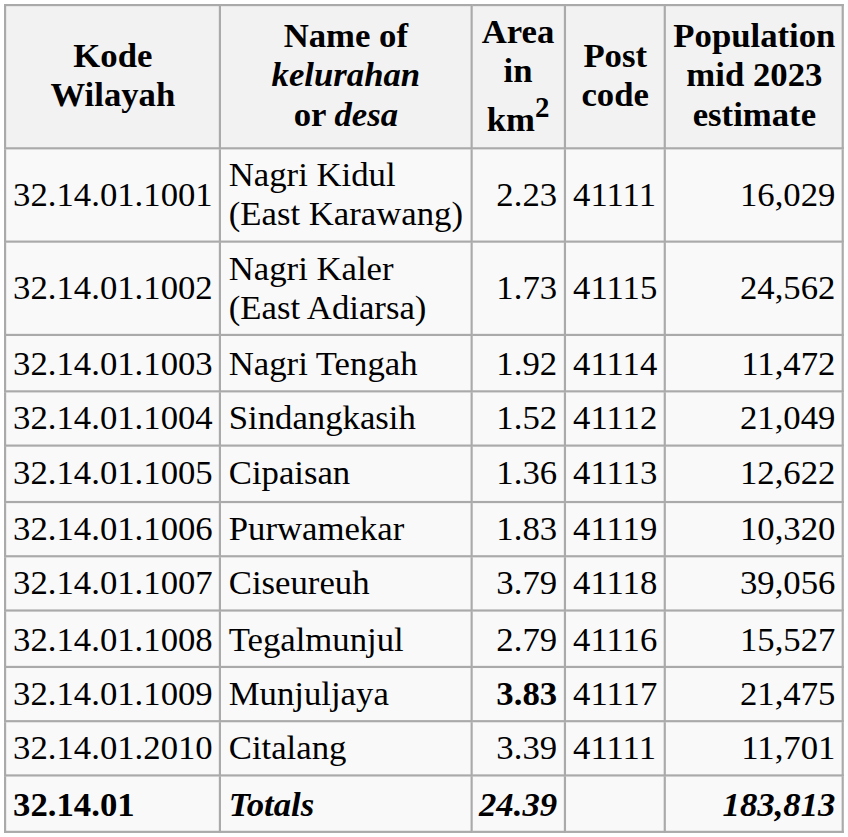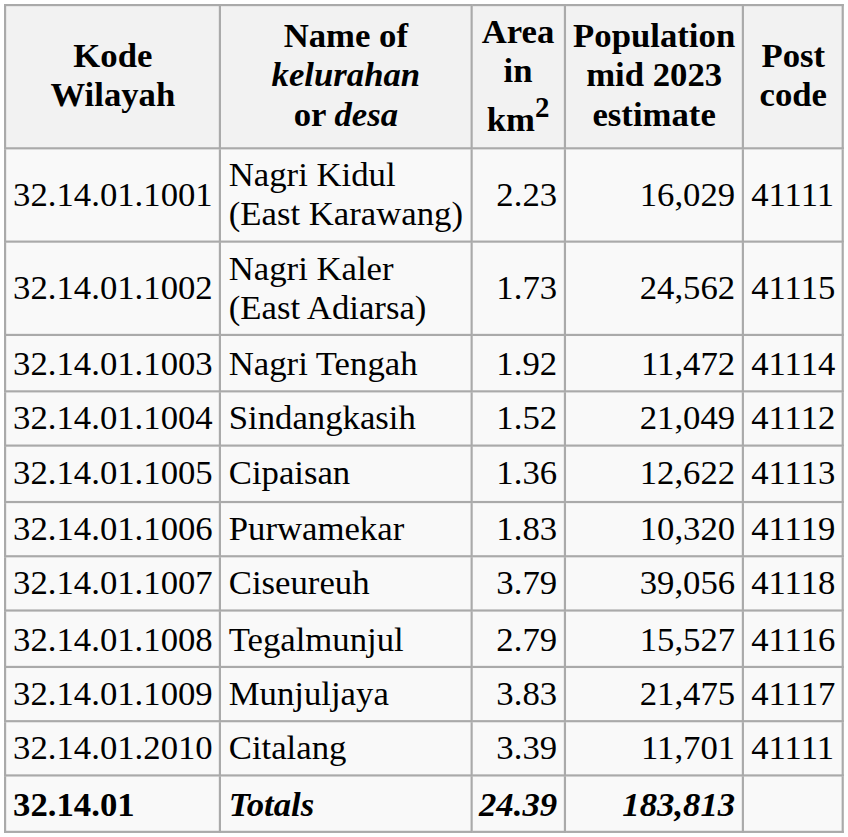columns swapped: (754, 75) <-> (615, 75)
(527, 693) bold -> (527, 693) normal
